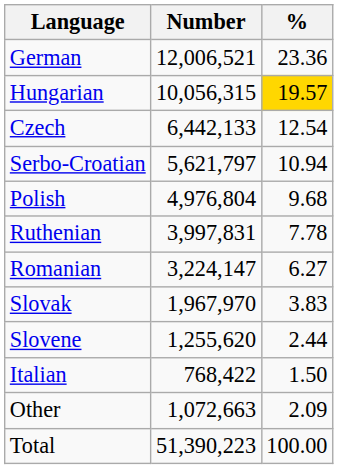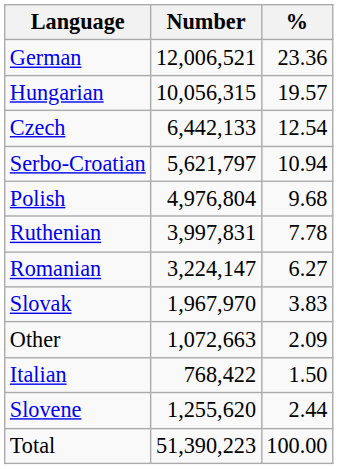(302, 92) gold background -> (302, 92) no background
rows swapped: (46, 339) <-> (35, 410)
